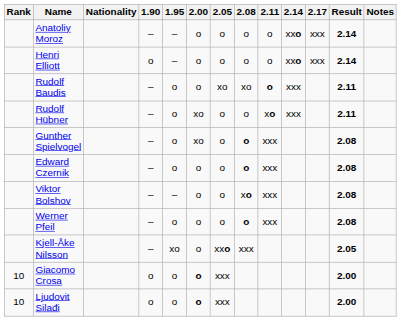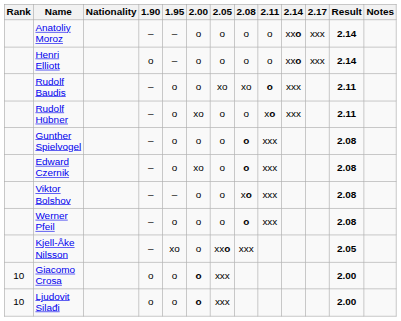(198, 141) xo -> (198, 141) o
(198, 168) o -> (198, 168) xo
